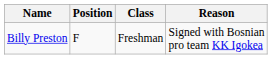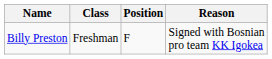columns swapped: (93, 13) <-> (141, 13)
